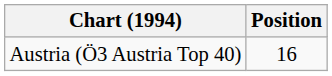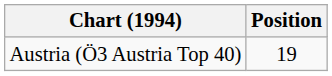(287, 53) 16 -> (287, 53) 19
